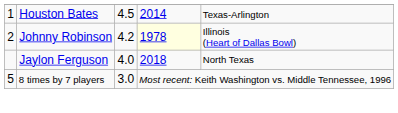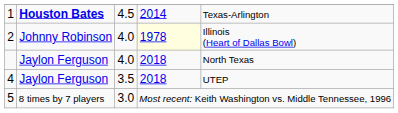(59, 14) normal -> (62, 14) bold
(126, 37) 4.2 -> (126, 37) 4.0
+ row: (10, 79)
